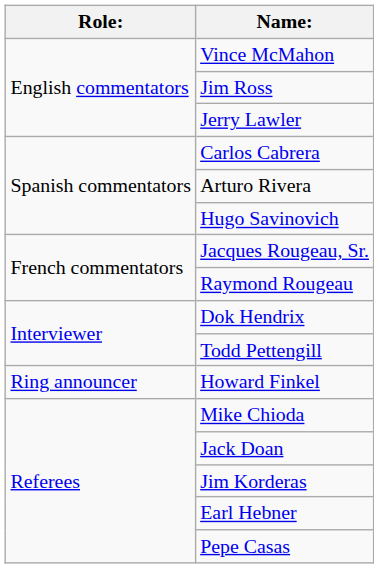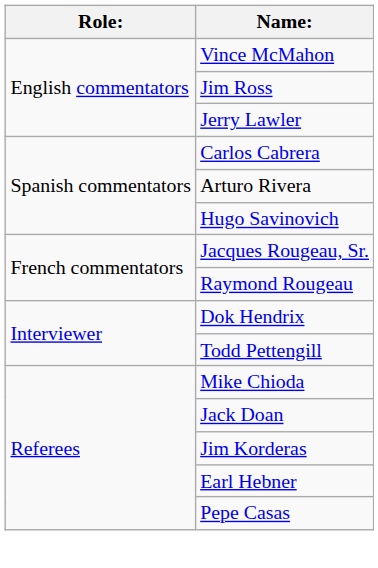- row: (260, 382)
